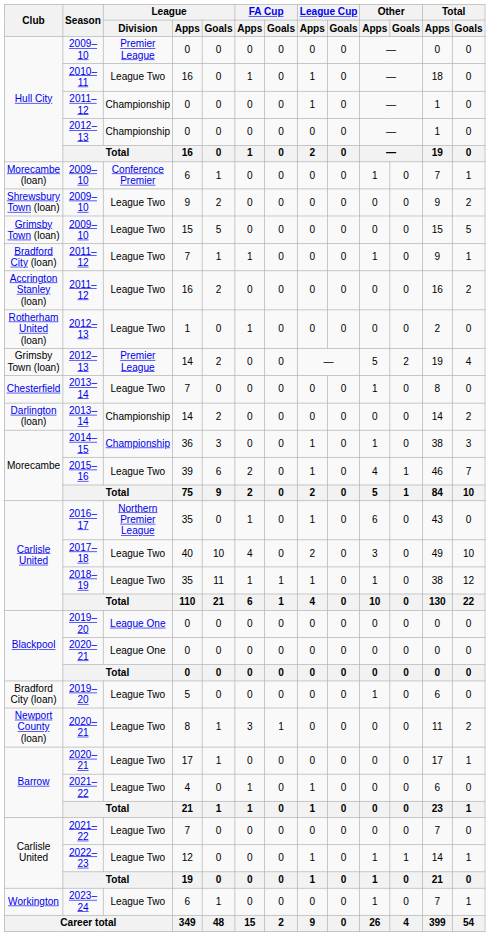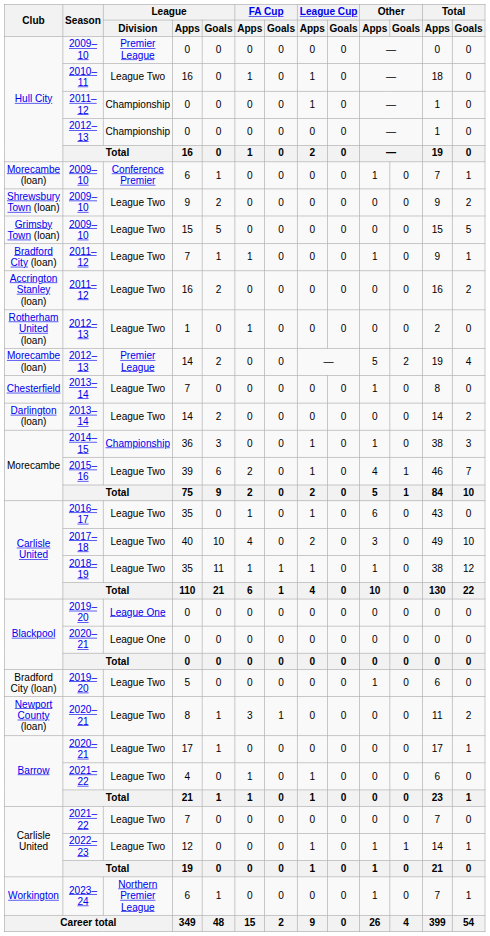(34, 362) Grimsby Town (loan) -> (34, 362) Morecambe (loan)
(138, 416) Championship -> (138, 416) League Two
(138, 520) Northern Premier League -> (138, 514) League Two
(138, 901) League Two -> (138, 896) Northern Premier League
